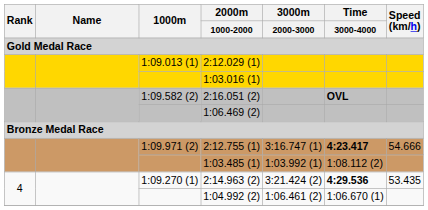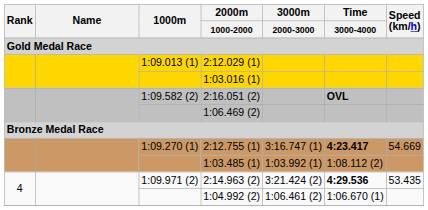(170, 146) 1:09.971 (2) -> (170, 146) 1:09.270 (1)
(405, 146) 54.666 -> (405, 146) 54.669
(170, 180) 1:09.270 (1) -> (170, 180) 1:09.971 (2)
